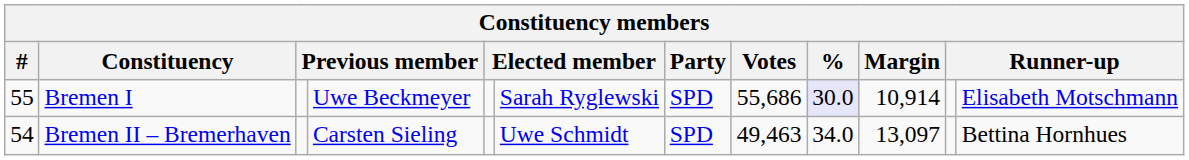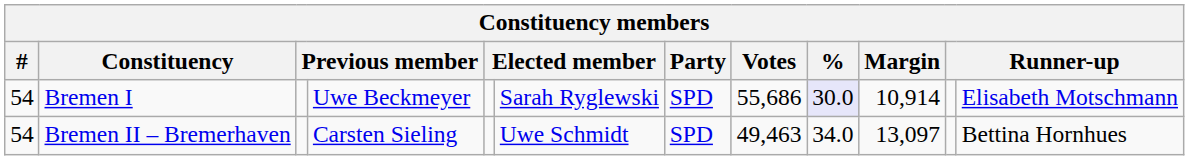(22, 97) 55 -> (22, 97) 54
